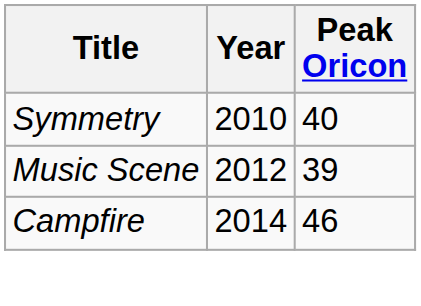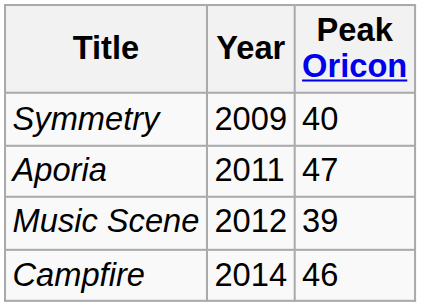(251, 118) 2010 -> (251, 118) 2009
+ row: (60, 170)
